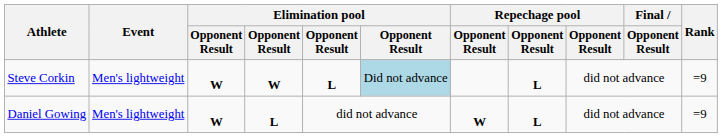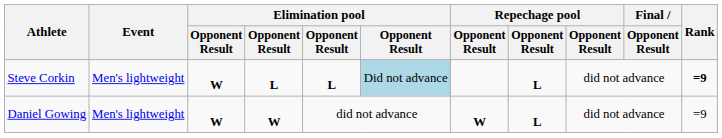(274, 85) W -> (274, 85) L
(700, 78) normal -> (700, 78) bold
(274, 122) L -> (274, 122) W
